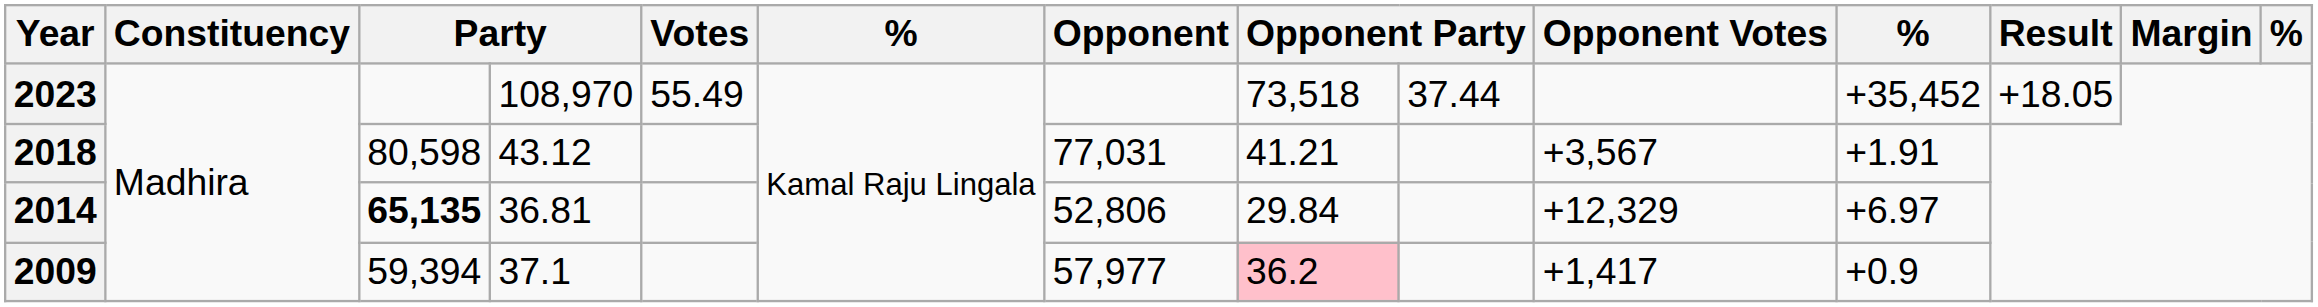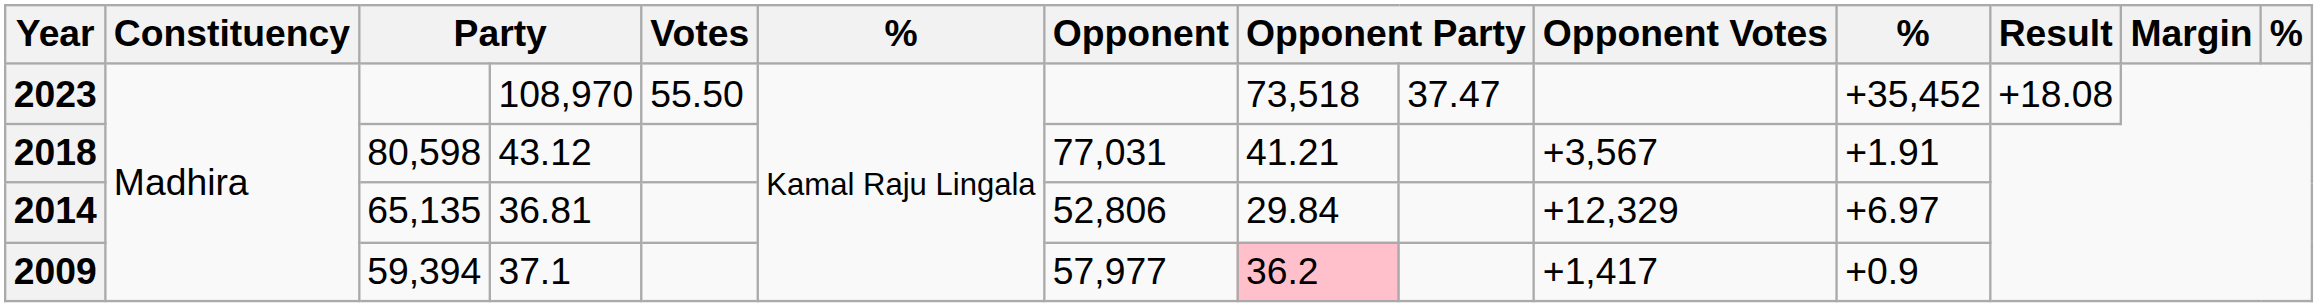(697, 93) 55.49 -> (697, 93) 55.50
(1454, 93) 37.44 -> (1454, 93) 37.47
(2056, 93) +18.05 -> (2056, 93) +18.08
(424, 211) bold -> (424, 211) normal
